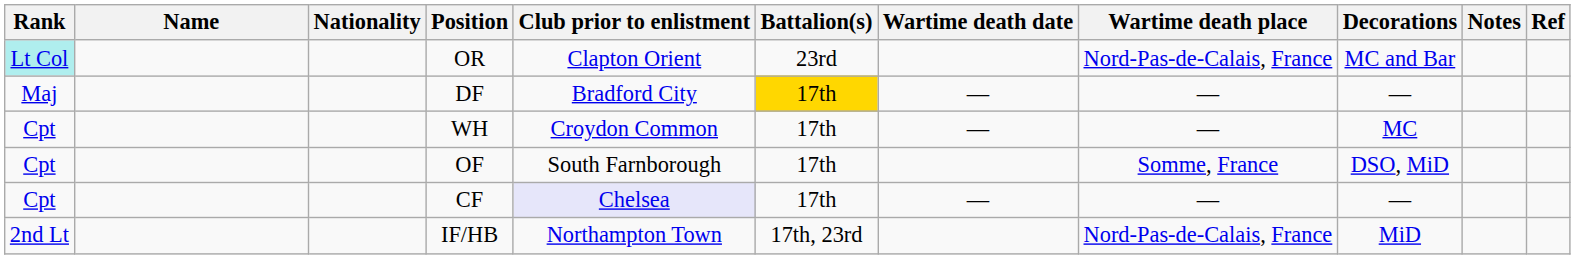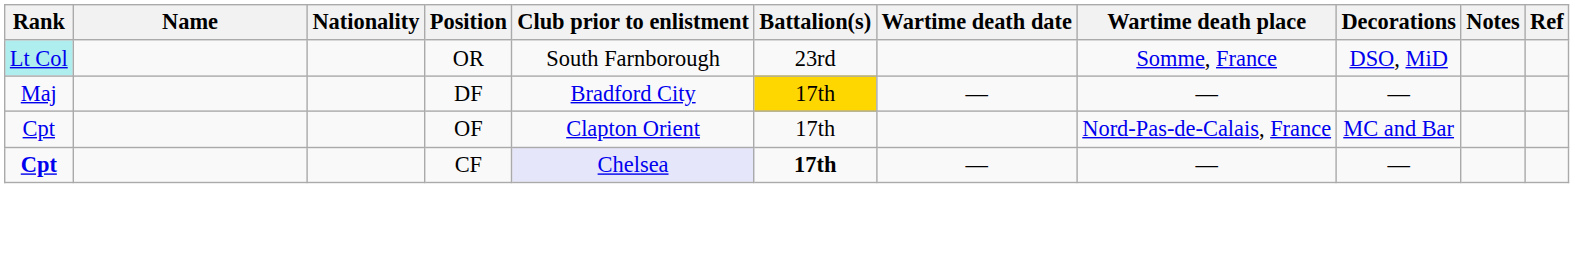(634, 57) Clapton Orient -> (633, 57) South Farnborough
(1208, 57) Nord-Pas-de-Calais, France -> (1207, 57) Somme, France
(1400, 57) MC and Bar -> (1399, 57) DSO, MiD
- row: (470, 128)
(634, 164) South Farnborough -> (633, 128) Clapton Orient
(1208, 164) Somme, France -> (1207, 128) Nord-Pas-de-Calais, France
(1400, 164) DSO, MiD -> (1399, 128) MC and Bar
(39, 199) normal -> (39, 164) bold
(816, 199) normal -> (815, 164) bold
- row: (470, 235)
